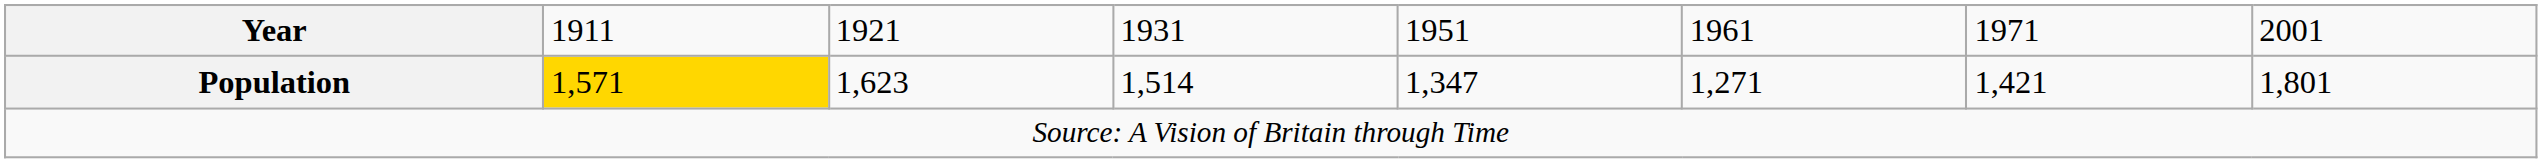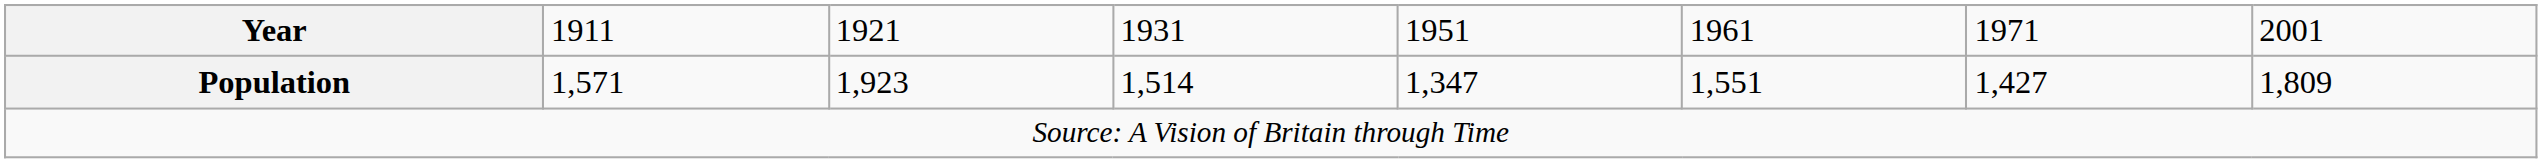(588, 81) gold background -> (588, 81) no background
(872, 81) 1,623 -> (872, 81) 1,923
(1726, 81) 1,271 -> (1726, 81) 1,551
(2011, 81) 1,421 -> (2011, 81) 1,427
(2296, 81) 1,801 -> (2296, 81) 1,809
